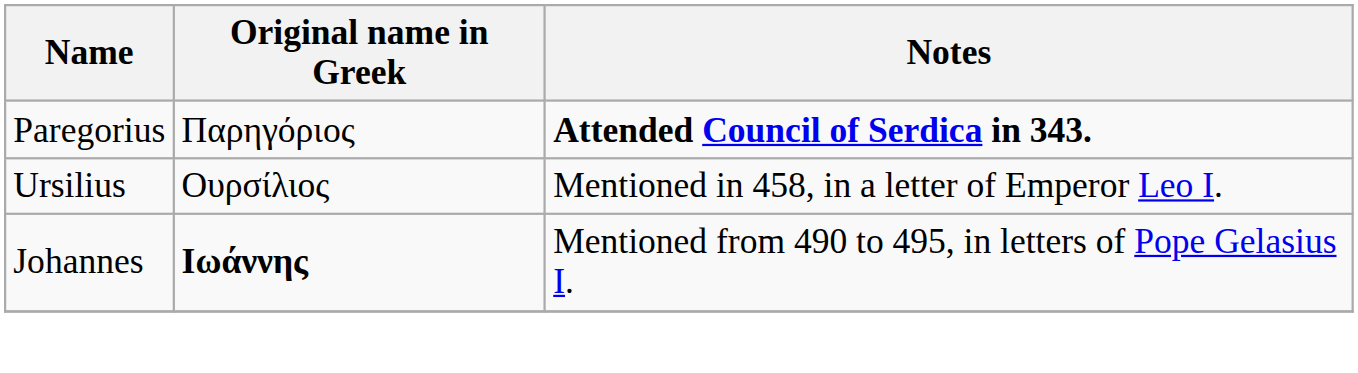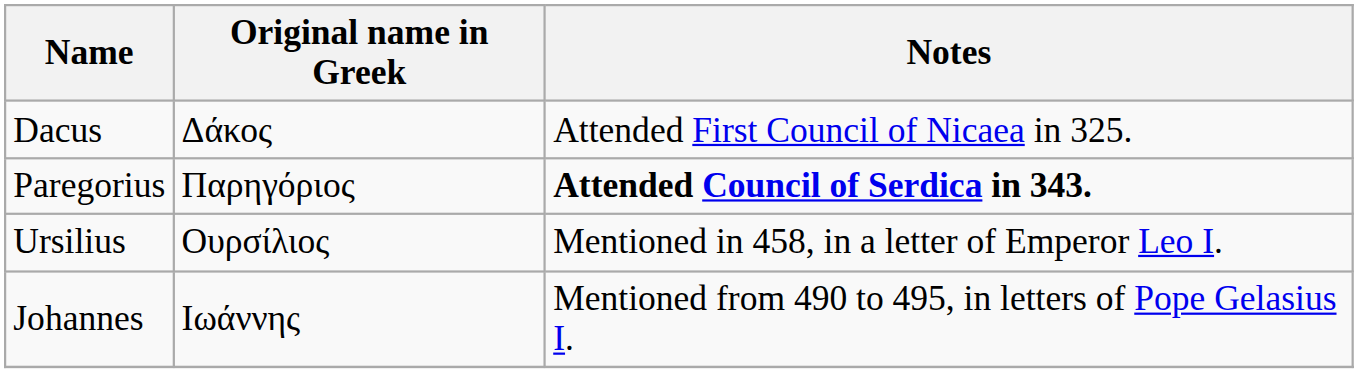+ row: (58, 128)
(245, 261) bold -> (241, 317) normal
